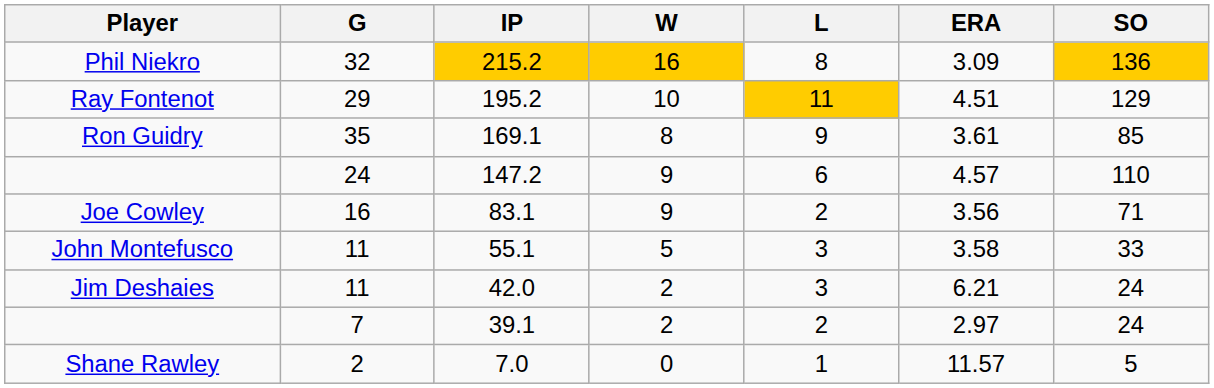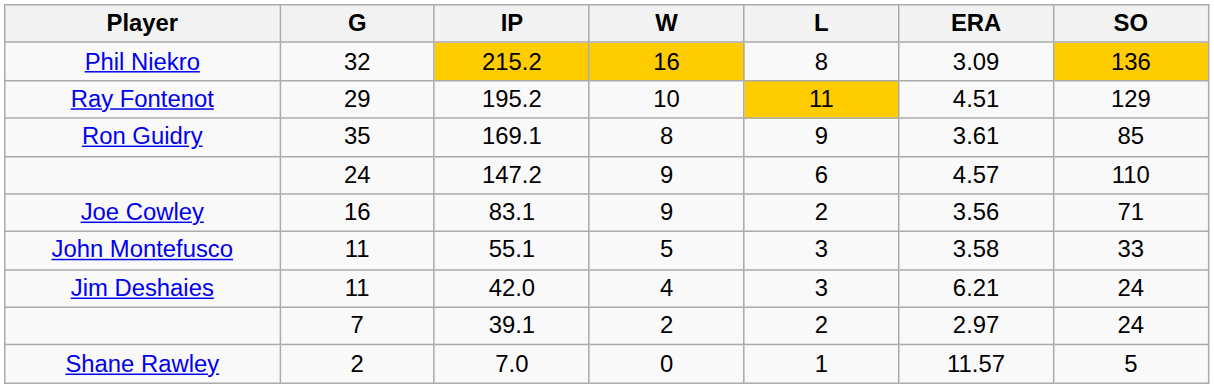(667, 288) 2 -> (667, 288) 4
